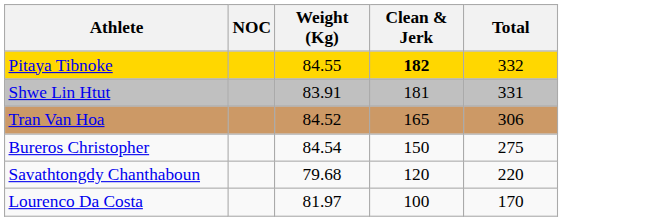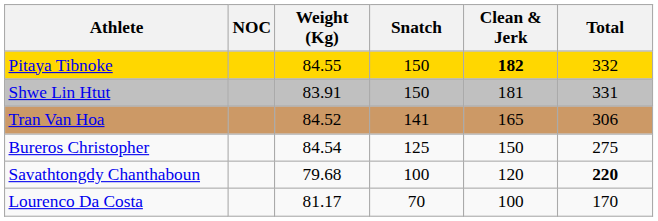+ column: (416, 27)
(511, 174) normal -> (605, 174) bold
(322, 202) 81.97 -> (322, 202) 81.17
